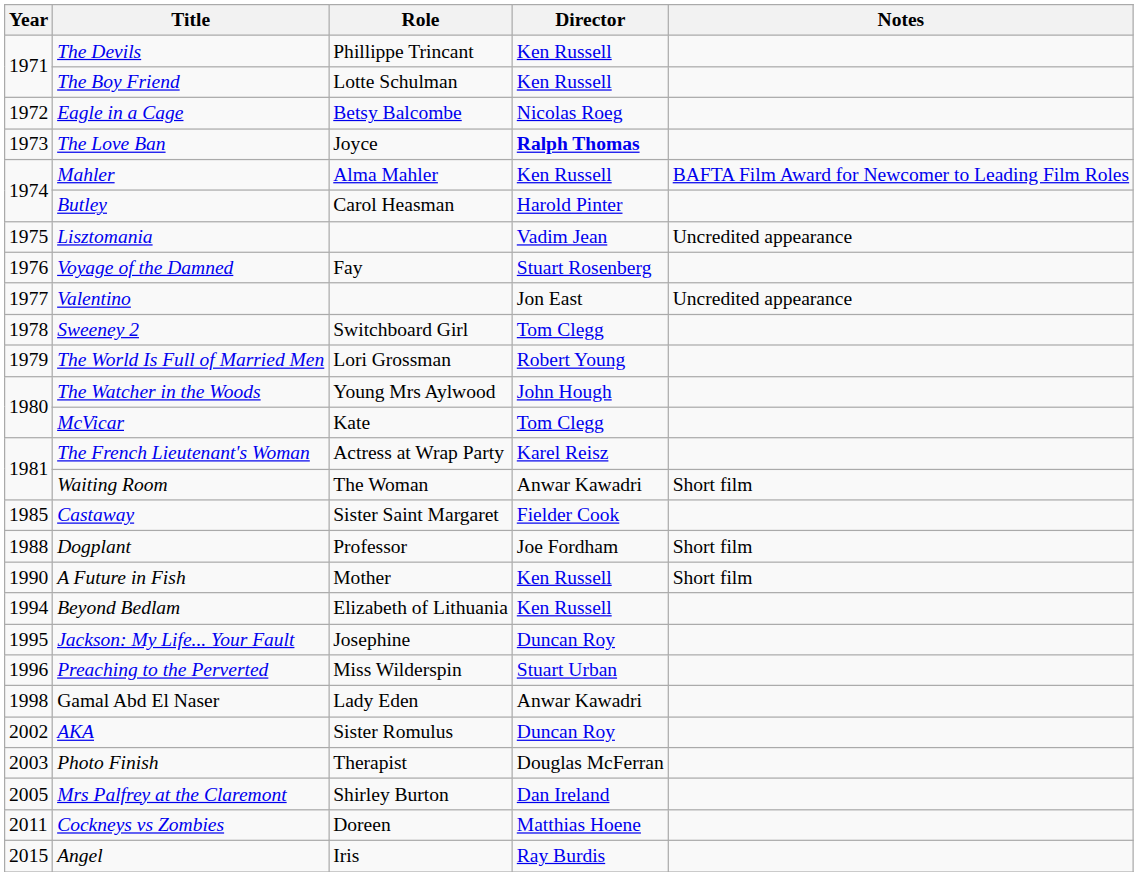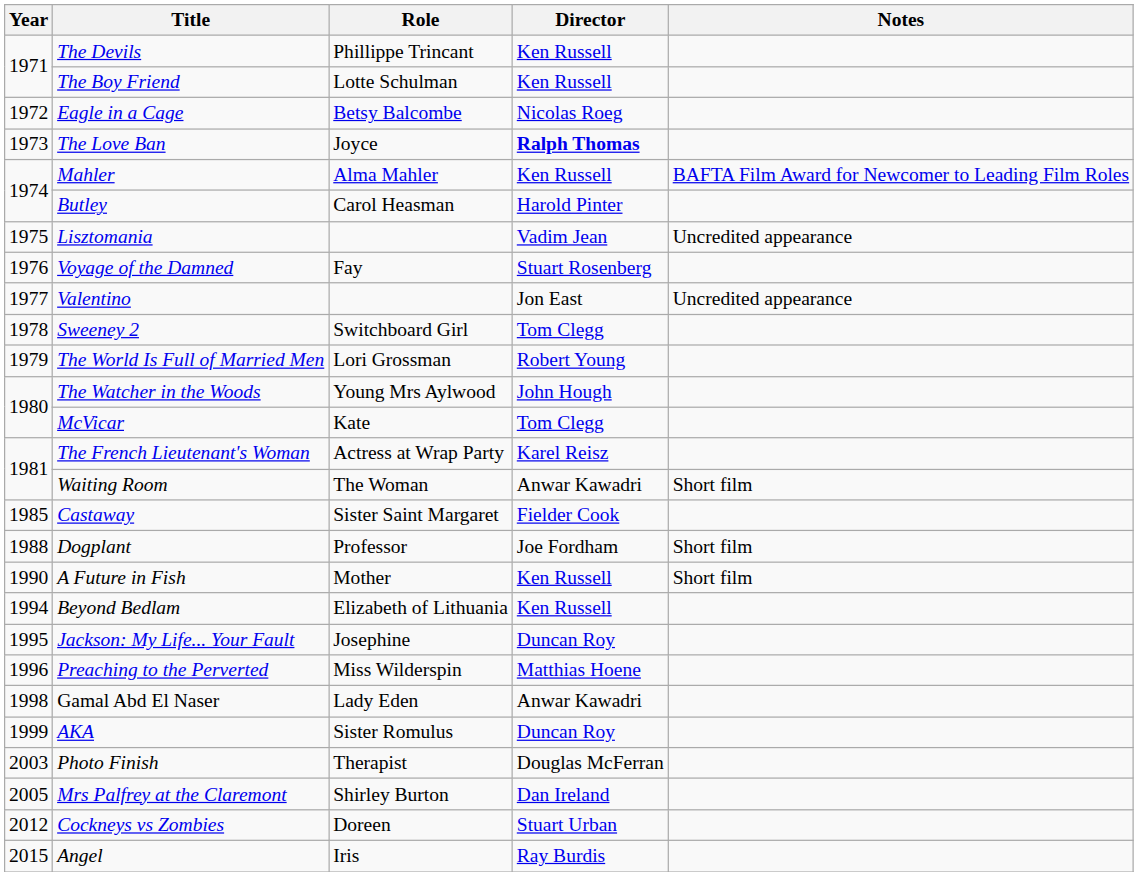(567, 670) Stuart Urban -> (579, 670) Matthias Hoene
(29, 732) 2002 -> (29, 732) 1999
(28, 824) 2011 -> (29, 824) 2012
(579, 824) Matthias Hoene -> (567, 824) Stuart Urban
